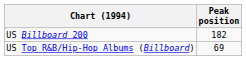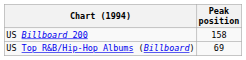(219, 35) 182 -> (219, 35) 158
